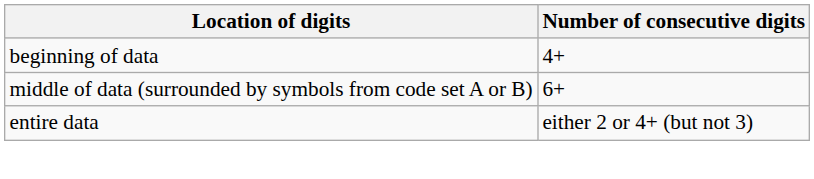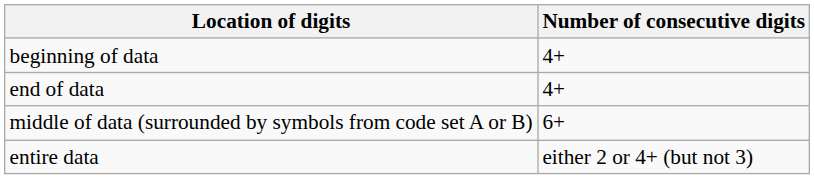+ row: (57, 88)
